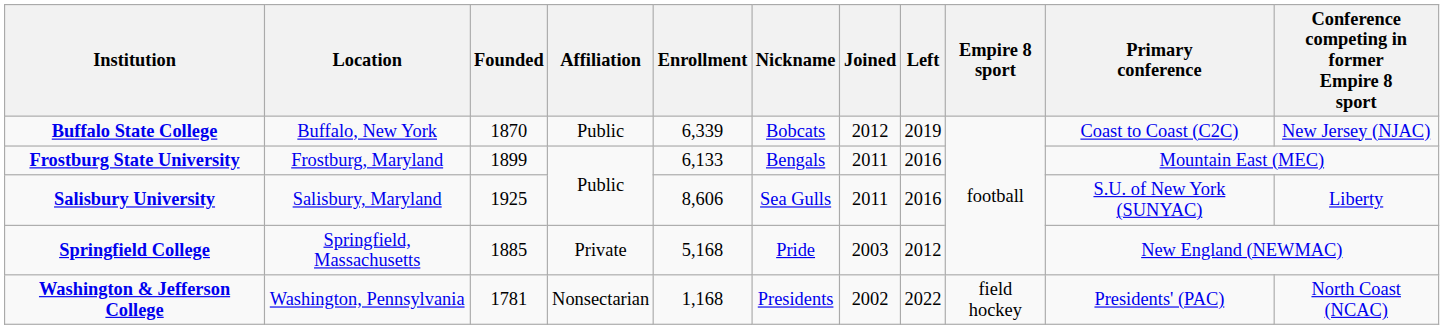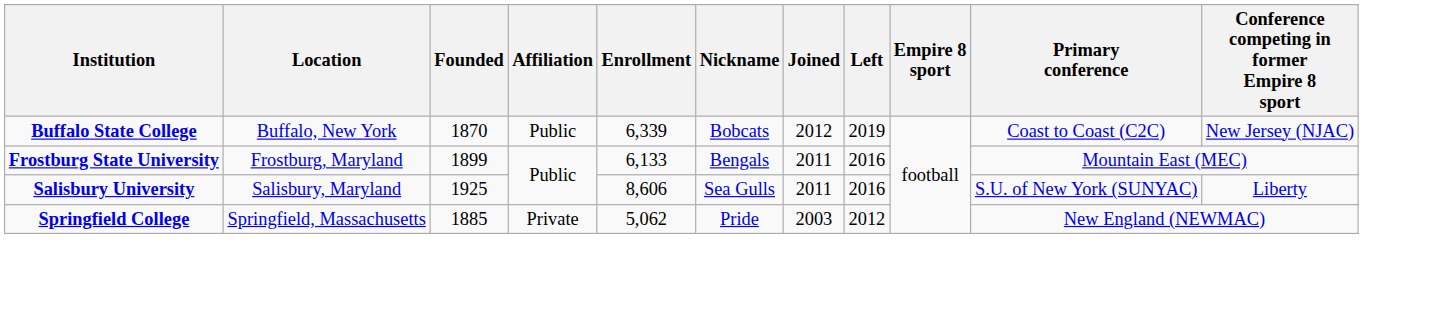(702, 249) 5,168 -> (646, 218) 5,062
- row: (135, 299)
